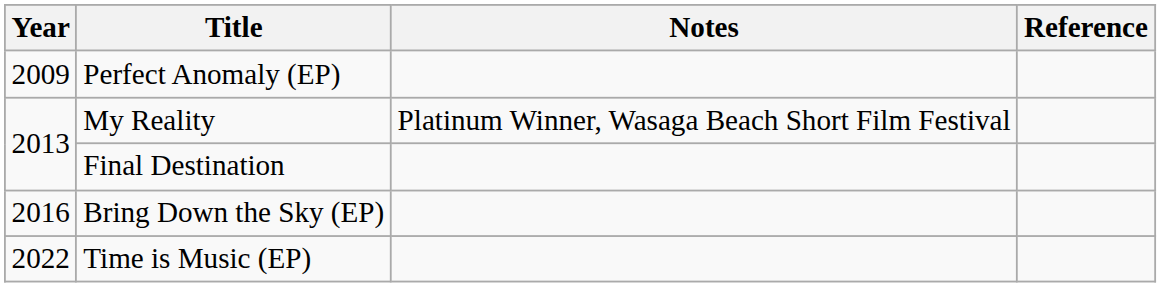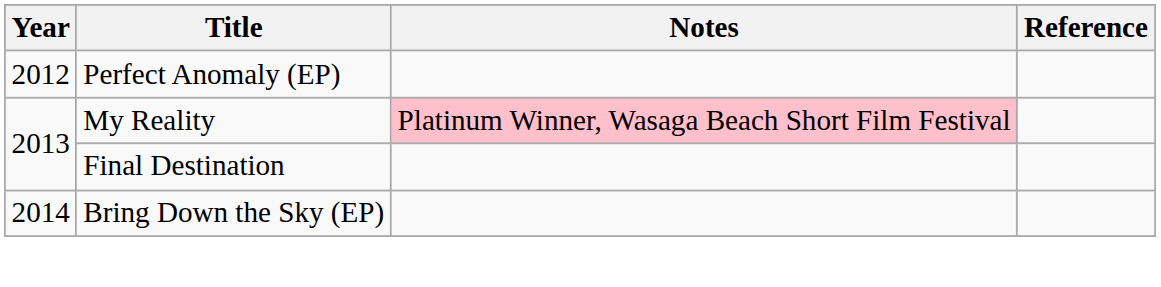(41, 73) 2009 -> (41, 73) 2012
(704, 119) no background -> (704, 119) pink background
(41, 212) 2016 -> (41, 212) 2014
- row: (197, 258)
